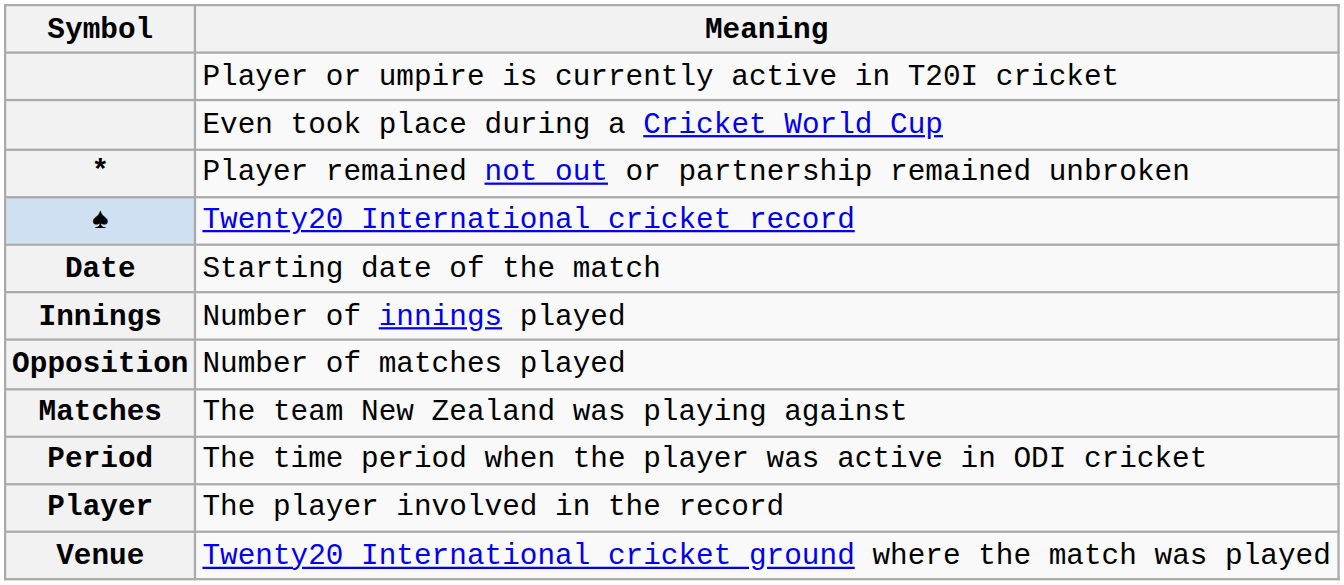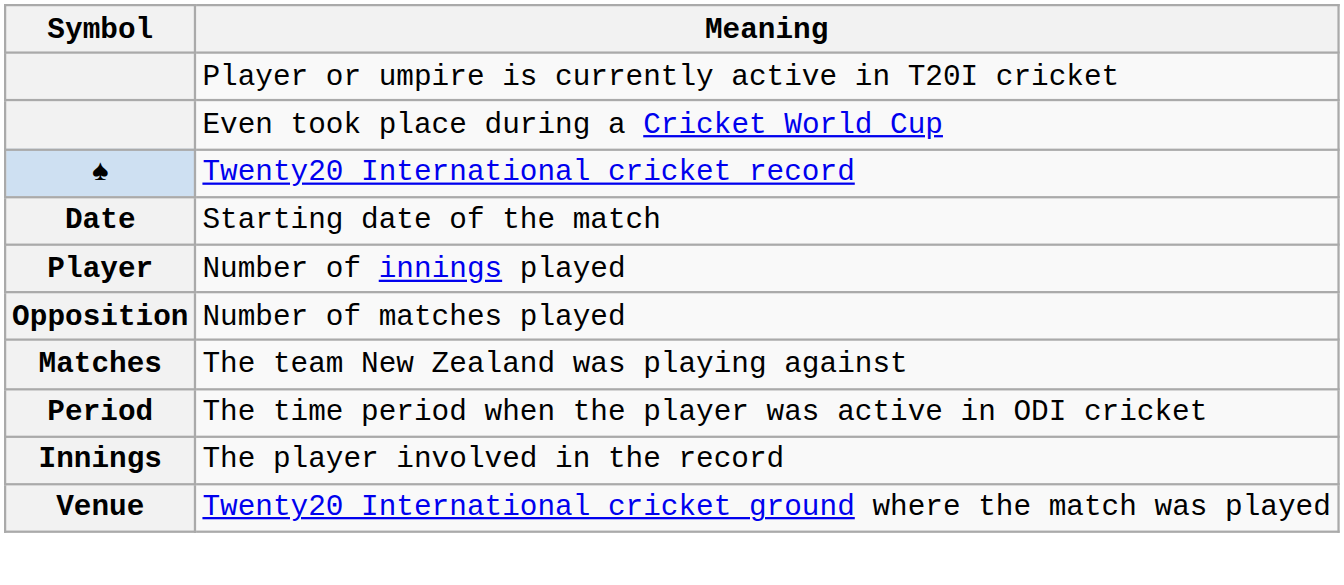- row: (696, 173)
(100, 316) Innings -> (100, 268) Player
(100, 508) Player -> (100, 460) Innings
